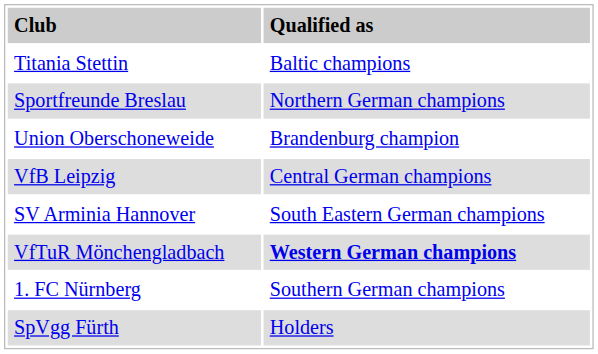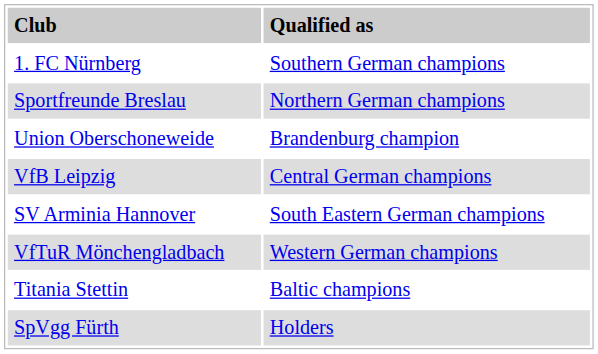rows swapped: (71, 63) <-> (77, 289)
(393, 252) bold -> (384, 252) normal
